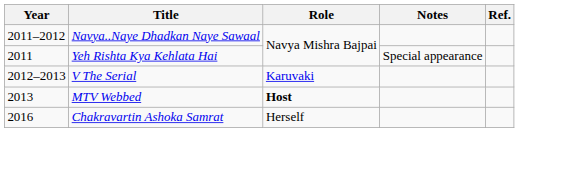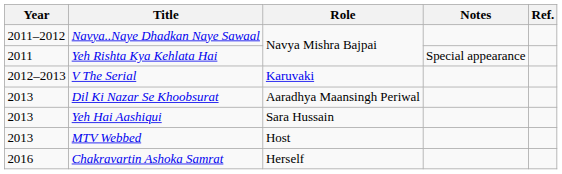+ row: (145, 96)
+ row: (117, 117)
(279, 96) bold -> (278, 138) normal
